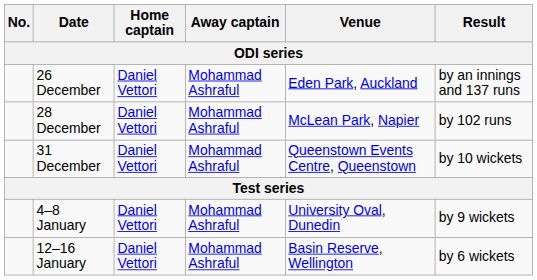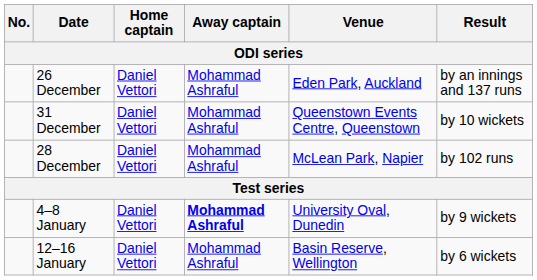rows swapped: (69, 120) <-> (69, 158)
(225, 218) normal -> (226, 218) bold
